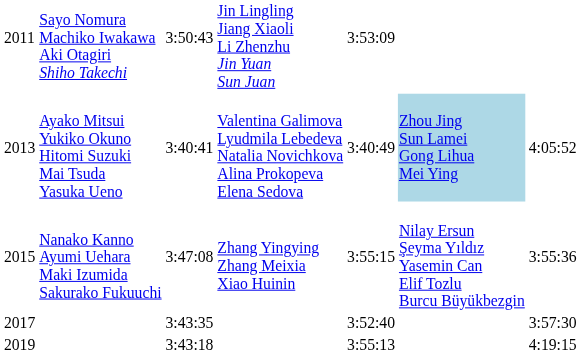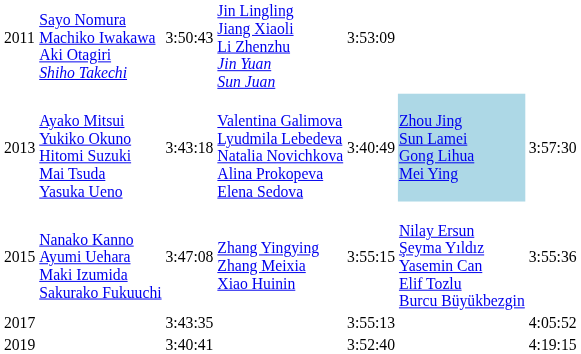(189, 147) 3:40:41 -> (189, 147) 3:43:18
(553, 147) 4:05:52 -> (553, 147) 3:57:30
(371, 323) 3:52:40 -> (371, 323) 3:55:13
(553, 323) 3:57:30 -> (553, 323) 4:05:52
(189, 344) 3:43:18 -> (189, 344) 3:40:41
(371, 344) 3:55:13 -> (371, 344) 3:52:40
